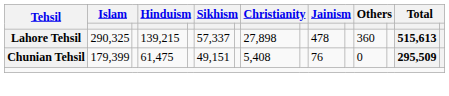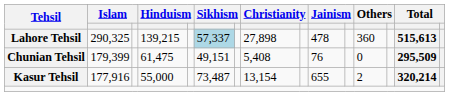(213, 38) no background -> (213, 38) lightblue background
+ row: (46, 76)
